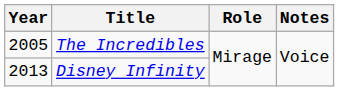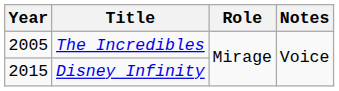(28, 72) 2013 -> (28, 72) 2015
